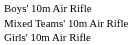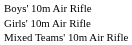rows swapped: (47, 38) <-> (66, 23)
